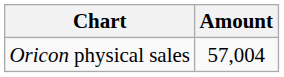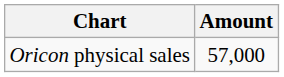(236, 54) 57,004 -> (236, 54) 57,000
